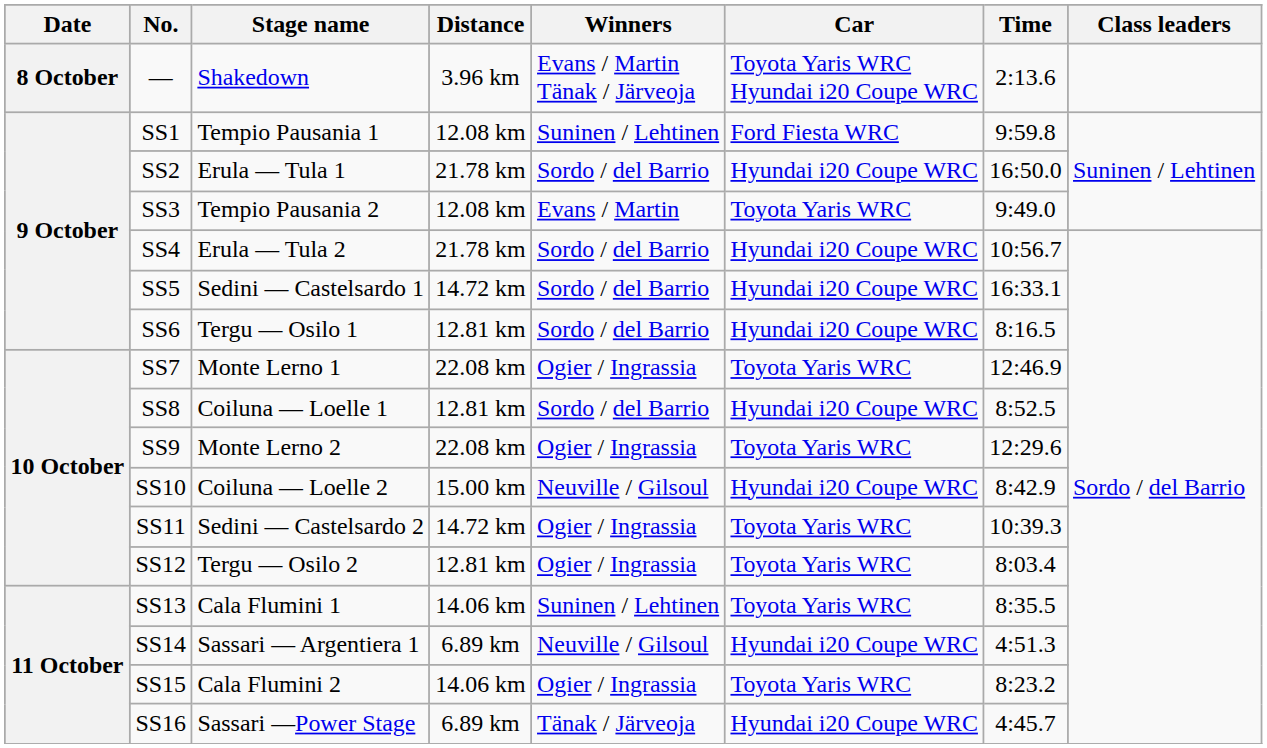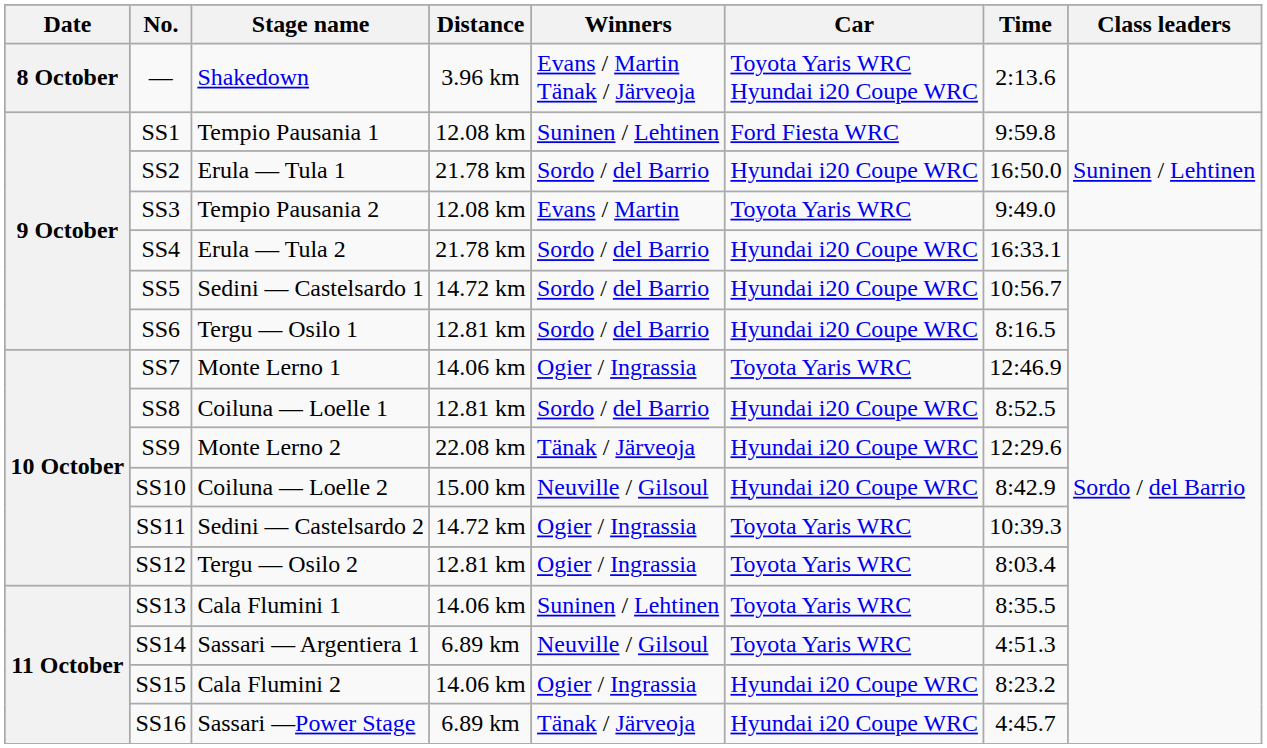(1025, 249) 10:56.7 -> (1025, 249) 16:33.1
(1025, 288) 16:33.1 -> (1025, 288) 10:56.7
(481, 367) 22.08 km -> (481, 367) 14.06 km
(617, 446) Ogier / Ingrassia -> (616, 446) Tänak / Järveoja
(821, 446) Toyota Yaris WRC -> (854, 446) Hyundai i20 Coupe WRC
(854, 644) Hyundai i20 Coupe WRC -> (821, 644) Toyota Yaris WRC
(821, 683) Toyota Yaris WRC -> (854, 683) Hyundai i20 Coupe WRC
